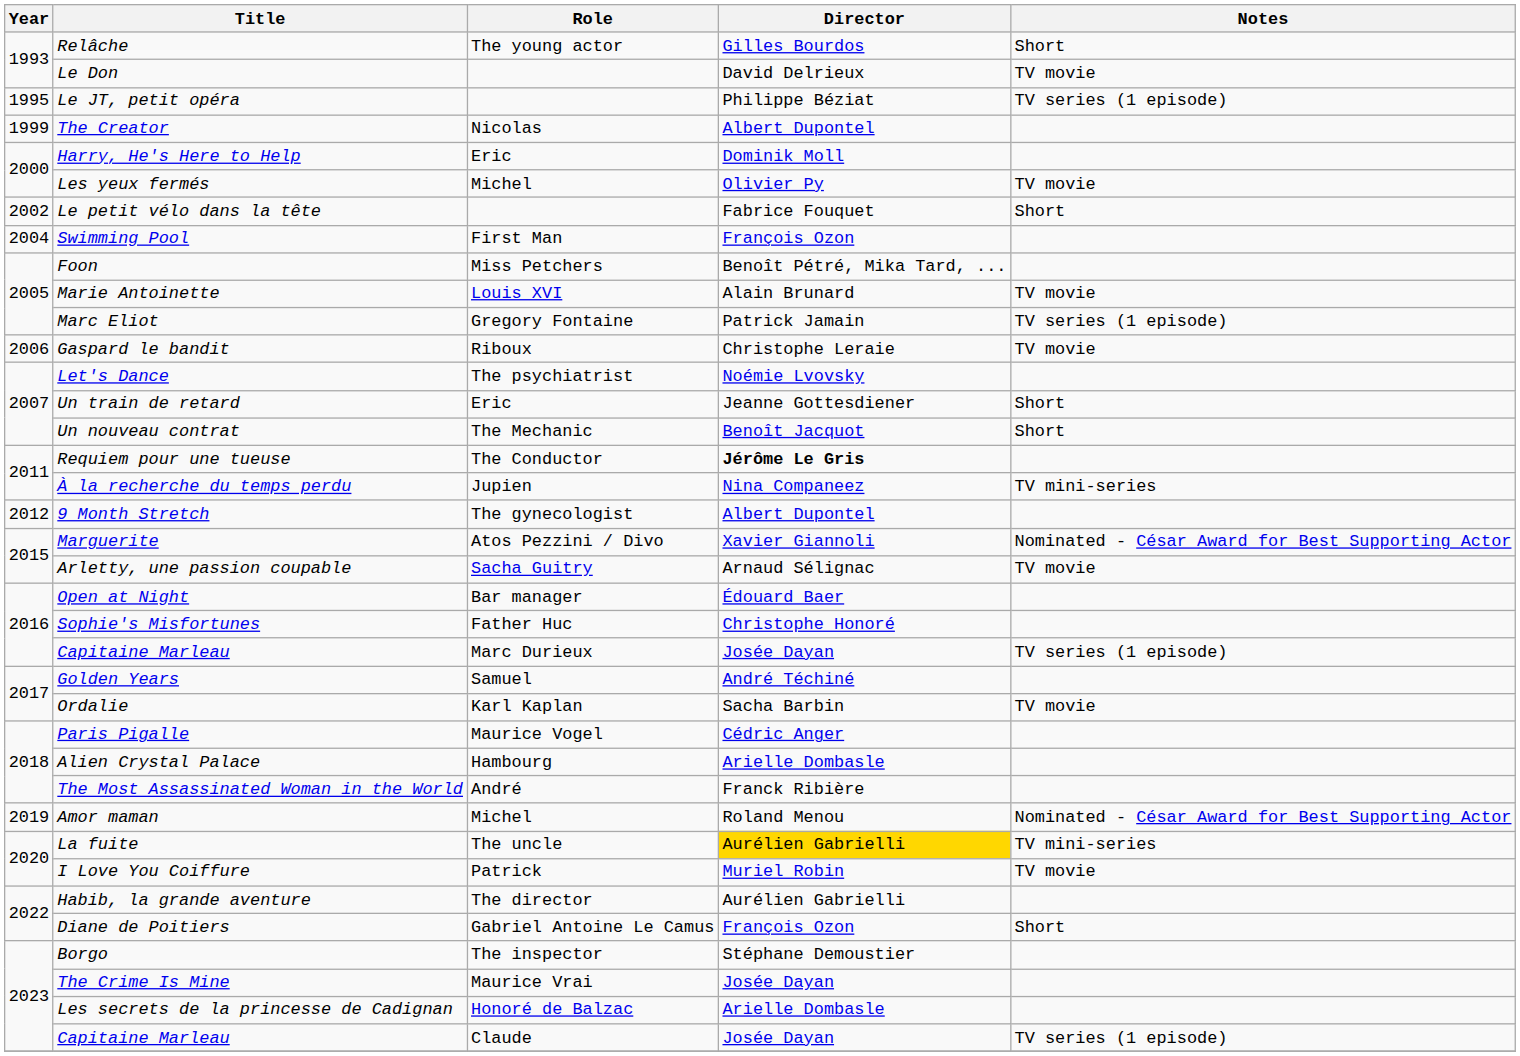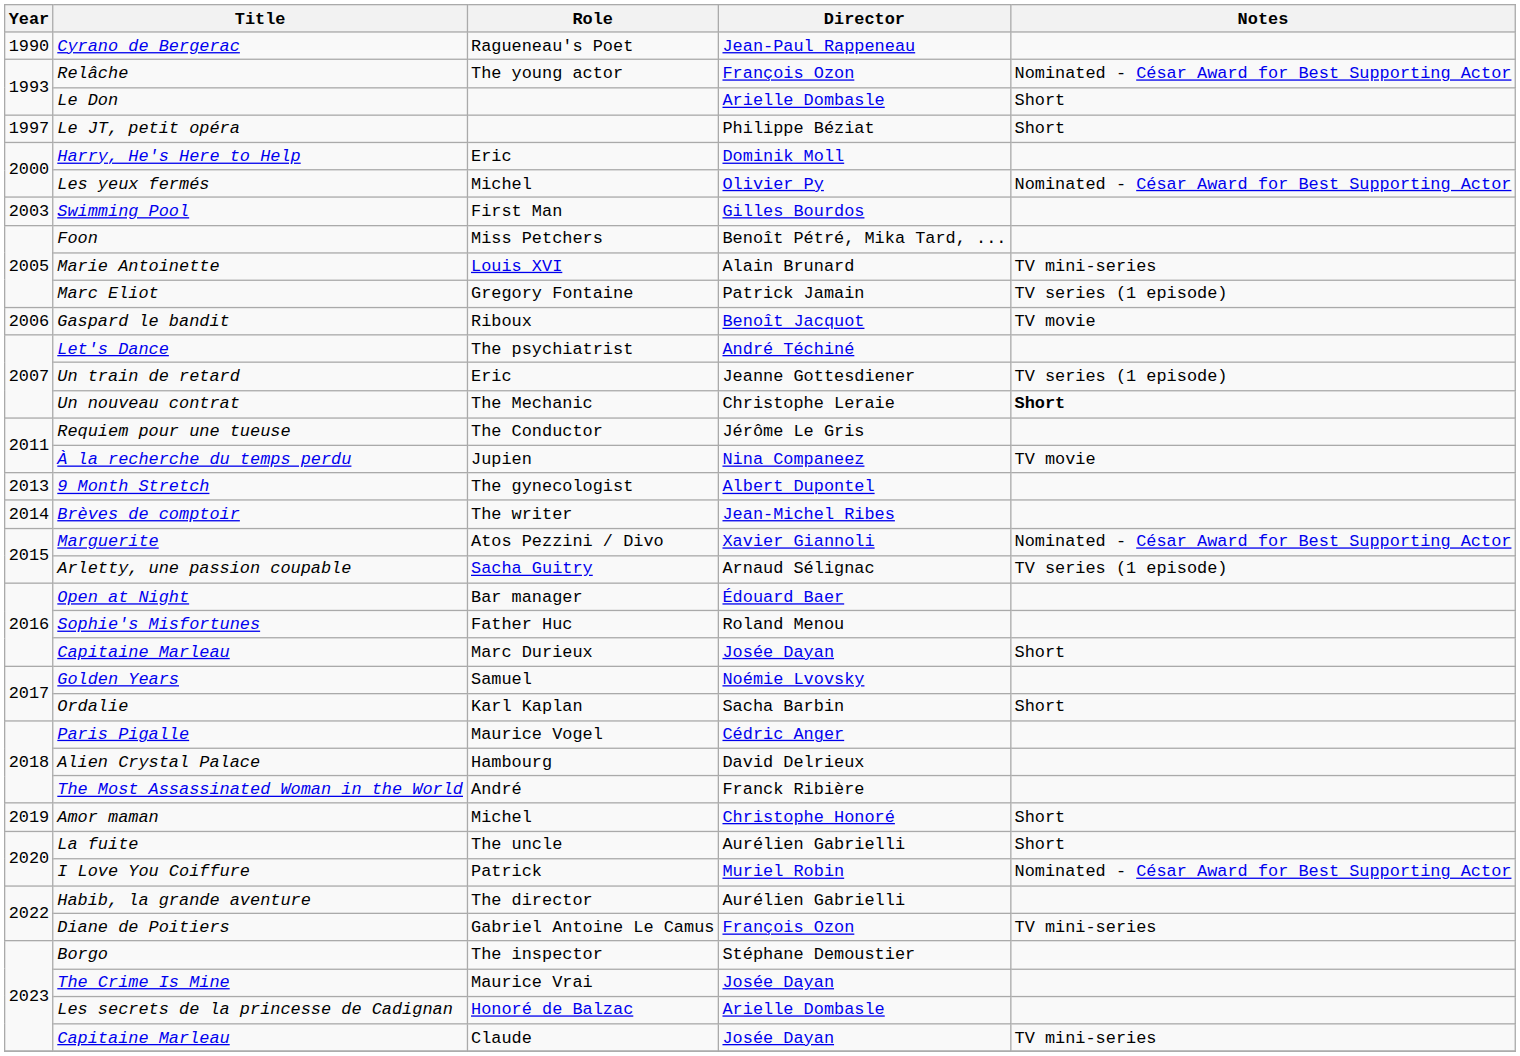+ row: (149, 46)
(793, 46) Gilles Bourdos -> (788, 74) François Ozon
(1040, 46) Short -> (1263, 74) Nominated - César Award for Best Supporting Actor
(793, 74) David Delrieux -> (804, 101) Arielle Dombasle
(1055, 74) TV movie -> (1040, 101) Short
(29, 101) 1995 -> (29, 129) 1997
(1121, 101) TV series (1 episode) -> (1040, 129) Short
- row: (113, 129)
(1055, 184) TV movie -> (1263, 184) Nominated - César Award for Best Supporting Actor
- row: (189, 211)
(29, 239) 2004 -> (29, 211) 2003
(788, 239) François Ozon -> (793, 211) Gilles Bourdos
(1055, 294) TV movie -> (1085, 266) TV mini-series
(809, 349) Christophe Leraie -> (793, 321) Benoît Jacquot
(793, 376) Noémie Lvovsky -> (788, 349) André Téchiné
(1040, 404) Short -> (1121, 376) TV series (1 episode)
(793, 432) Benoît Jacquot -> (809, 404) Christophe Leraie
(1040, 432) normal -> (1040, 404) bold
(793, 459) bold -> (793, 432) normal
(1085, 487) TV mini-series -> (1055, 459) TV movie
(29, 514) 2012 -> (29, 487) 2013
+ row: (149, 514)
(1055, 569) TV movie -> (1121, 569) TV series (1 episode)
(809, 624) Christophe Honoré -> (783, 624) Roland Menou
(1121, 652) TV series (1 episode) -> (1040, 652) Short
(788, 679) André Téchiné -> (793, 679) Noémie Lvovsky
(1055, 707) TV movie -> (1040, 707) Short
(804, 762) Arielle Dombasle -> (793, 762) David Delrieux
(783, 817) Roland Menou -> (809, 817) Christophe Honoré
(1263, 817) Nominated - César Award for Best Supporting Actor -> (1040, 817) Short
(814, 845) gold background -> (814, 845) no background
(1085, 845) TV mini-series -> (1040, 845) Short
(1055, 872) TV movie -> (1263, 872) Nominated - César Award for Best Supporting Actor
(1040, 927) Short -> (1085, 927) TV mini-series
(1121, 1038) TV series (1 episode) -> (1085, 1038) TV mini-series
